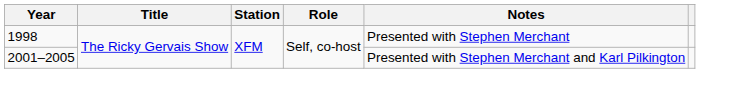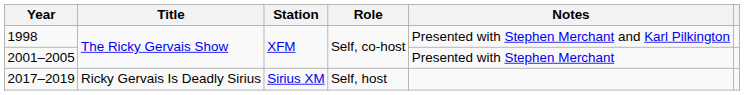(468, 36) Presented with Stephen Merchant -> (571, 36) Presented with Stephen Merchant and Karl Pilkington
(526, 57) Presented with Stephen Merchant and Karl Pilkington -> (513, 57) Presented with Stephen Merchant
+ row: (41, 79)
